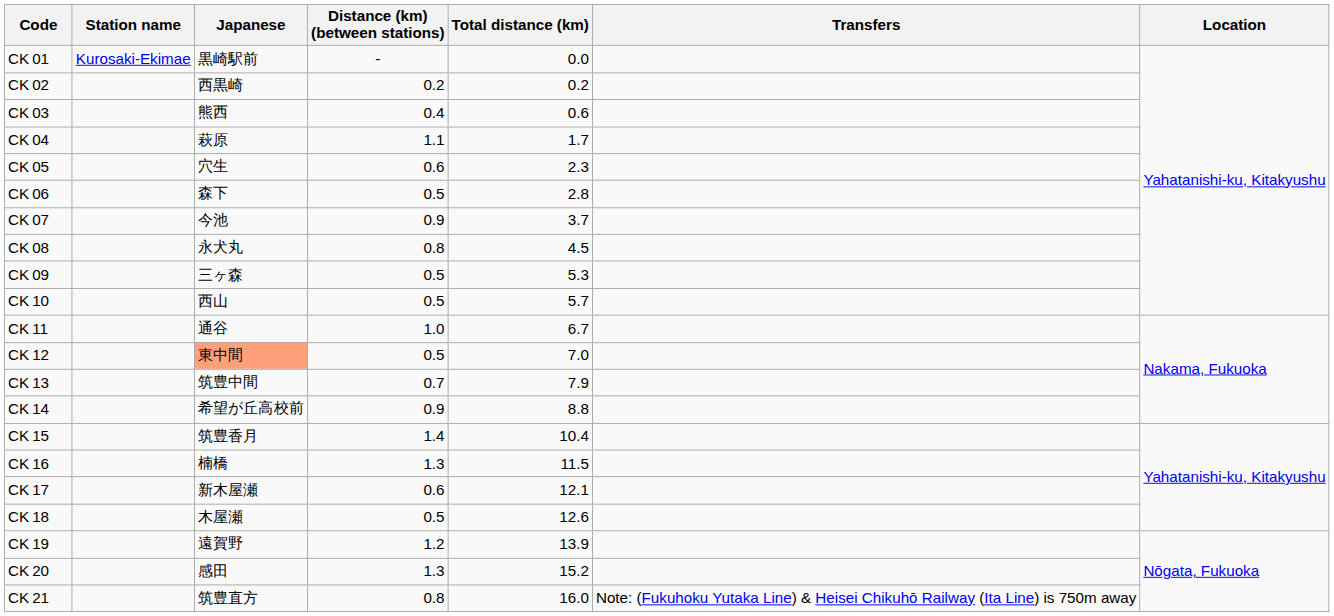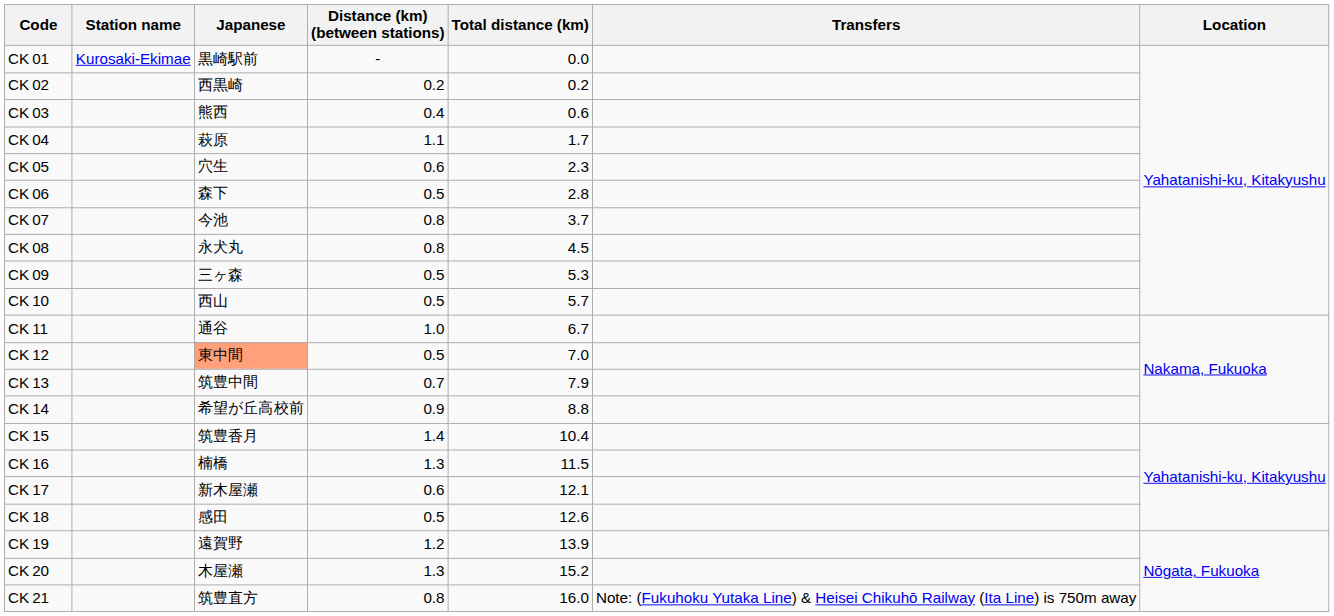(434, 220) 0.9 -> (434, 220) 0.8
(220, 516) 木屋瀬 -> (213, 516) 感田
(213, 570) 感田 -> (220, 570) 木屋瀬
